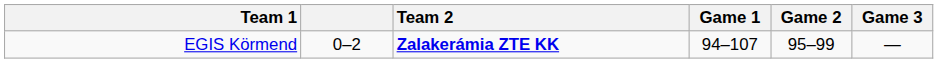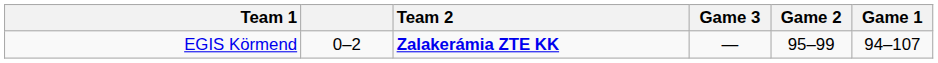columns swapped: (730, 17) <-> (892, 17)
